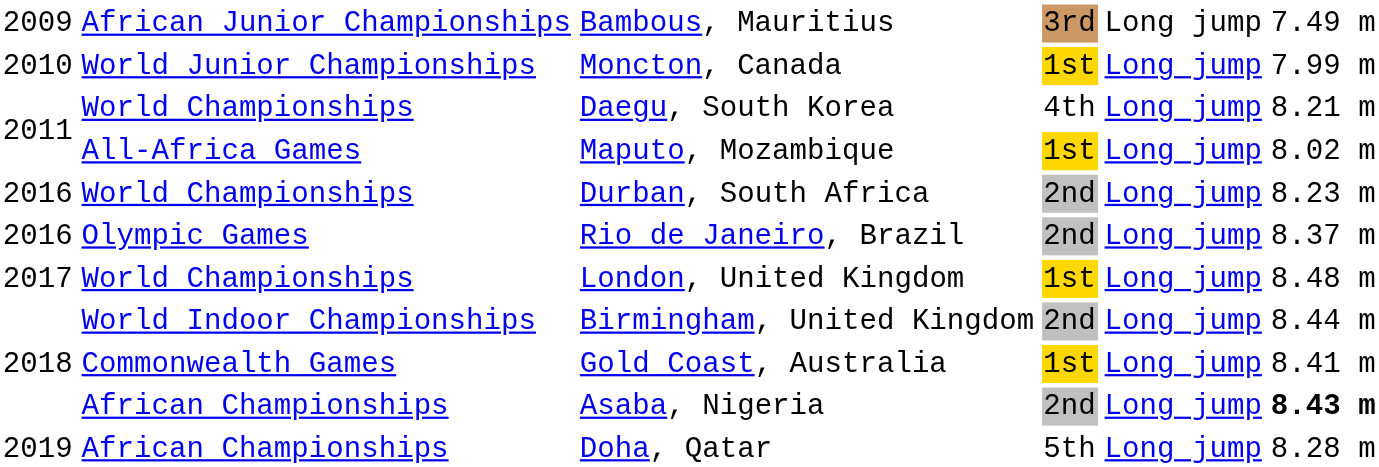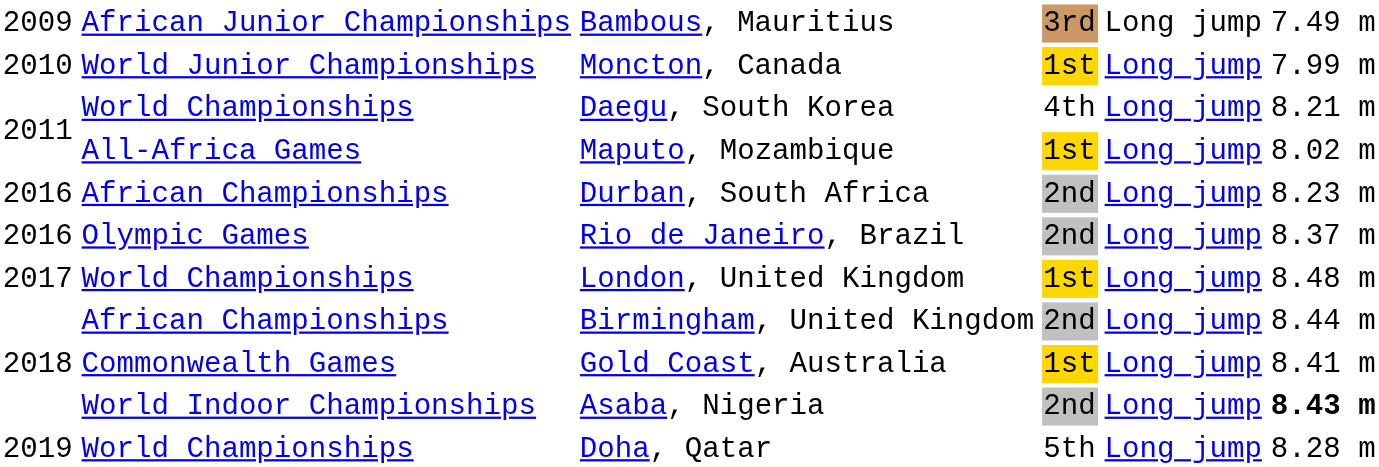(248, 194) World Championships -> (265, 194) African Championships
(309, 321) World Indoor Championships -> (265, 321) African Championships
(265, 407) African Championships -> (309, 407) World Indoor Championships
(265, 449) African Championships -> (248, 449) World Championships
